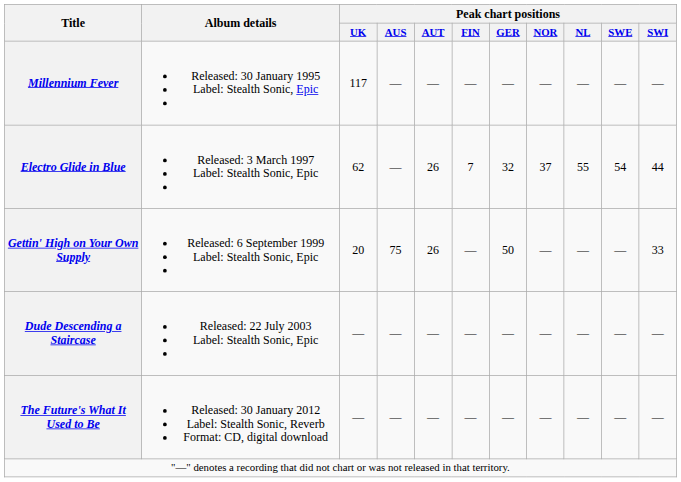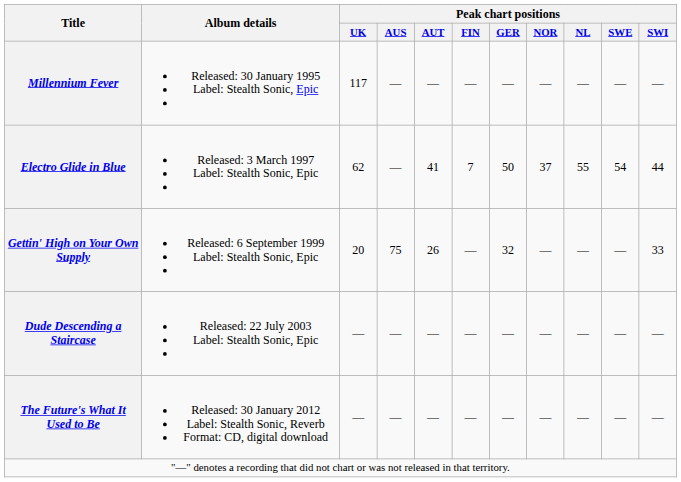(433, 166) 26 -> (433, 166) 41
(508, 166) 32 -> (508, 166) 50
(508, 250) 50 -> (508, 250) 32
